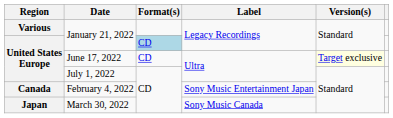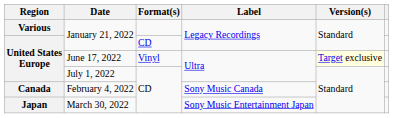(145, 43) lightblue background -> (145, 43) no background
(145, 58) CD -> (149, 58) Vinyl
(249, 89) Sony Music Entertainment Japan -> (224, 89) Sony Music Canada
(224, 105) Sony Music Canada -> (249, 105) Sony Music Entertainment Japan
